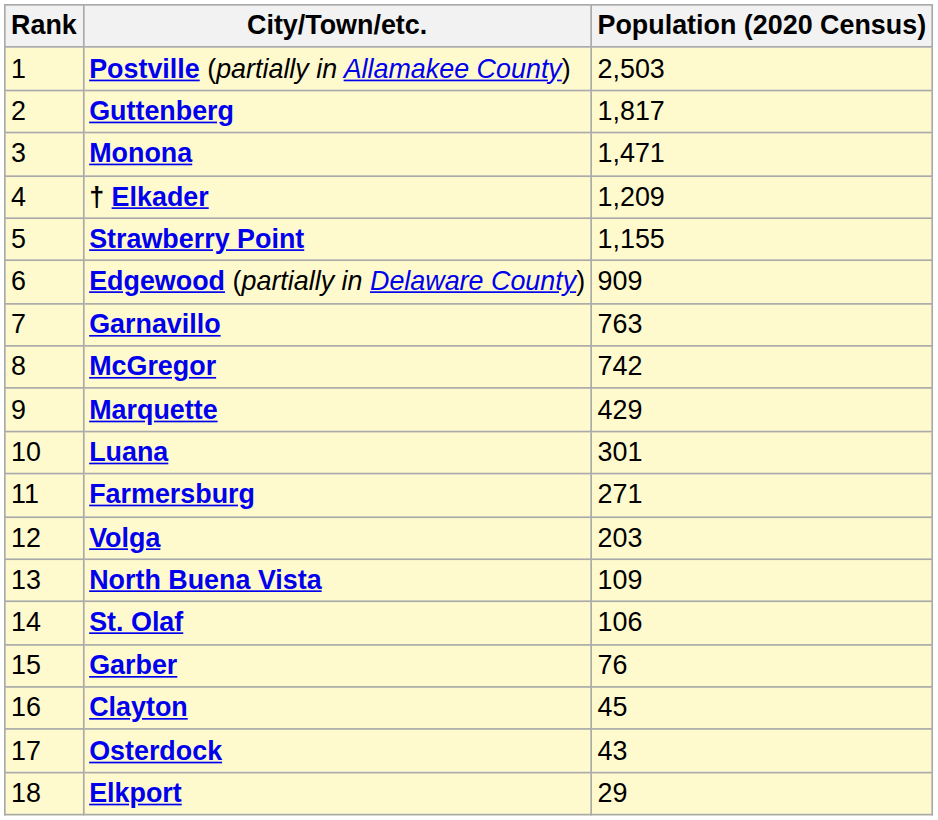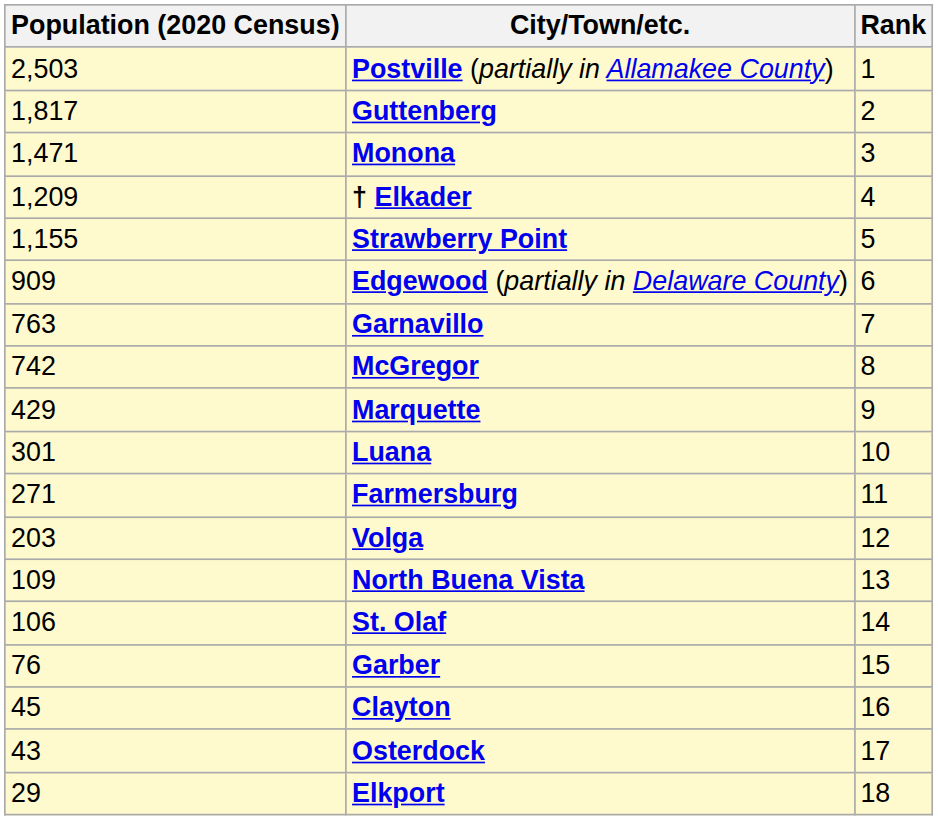columns swapped: (44, 25) <-> (762, 25)
